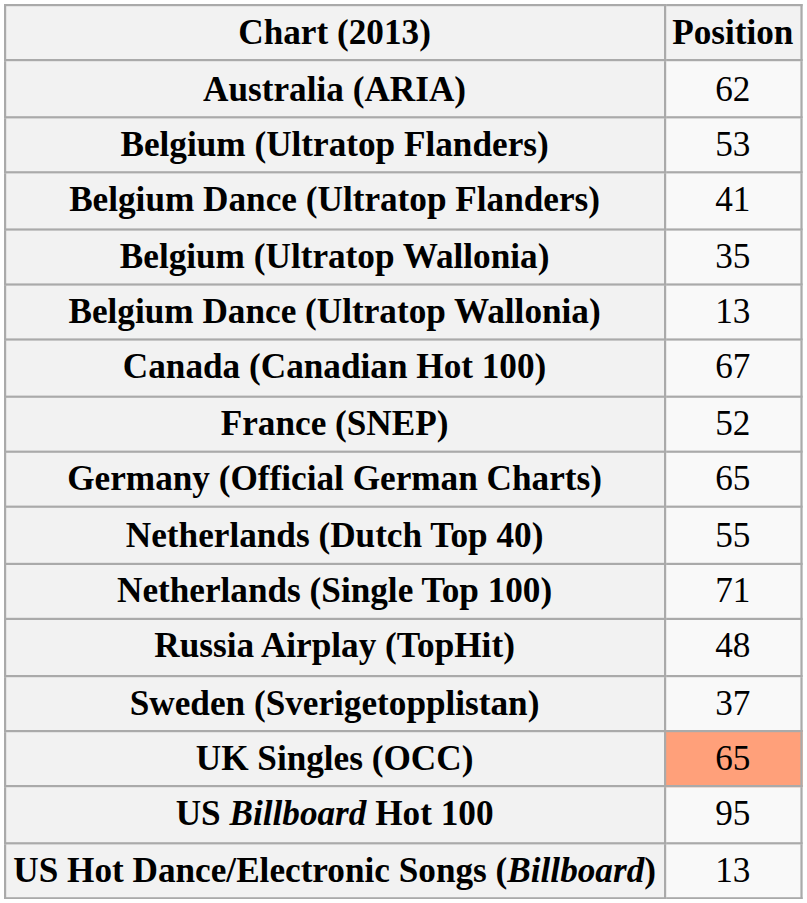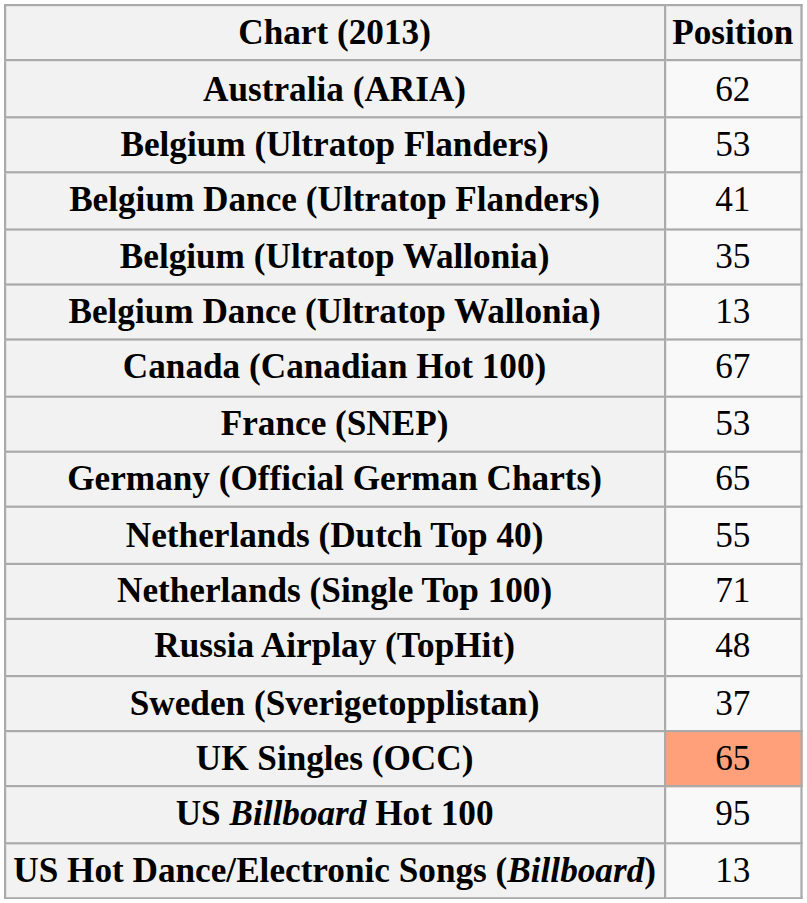(733, 423) 52 -> (733, 423) 53
